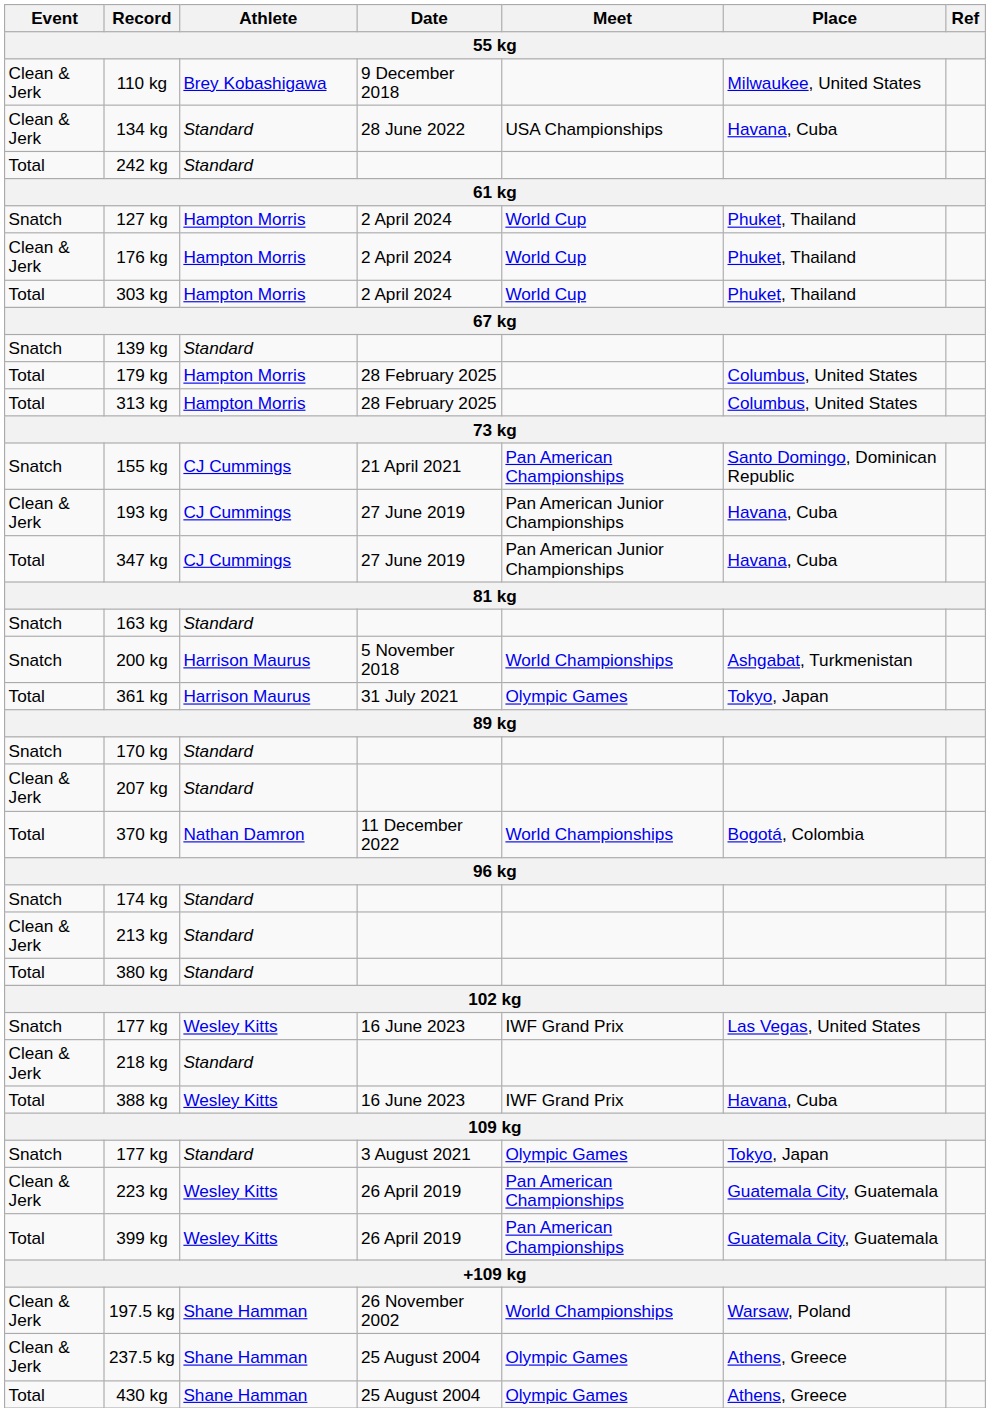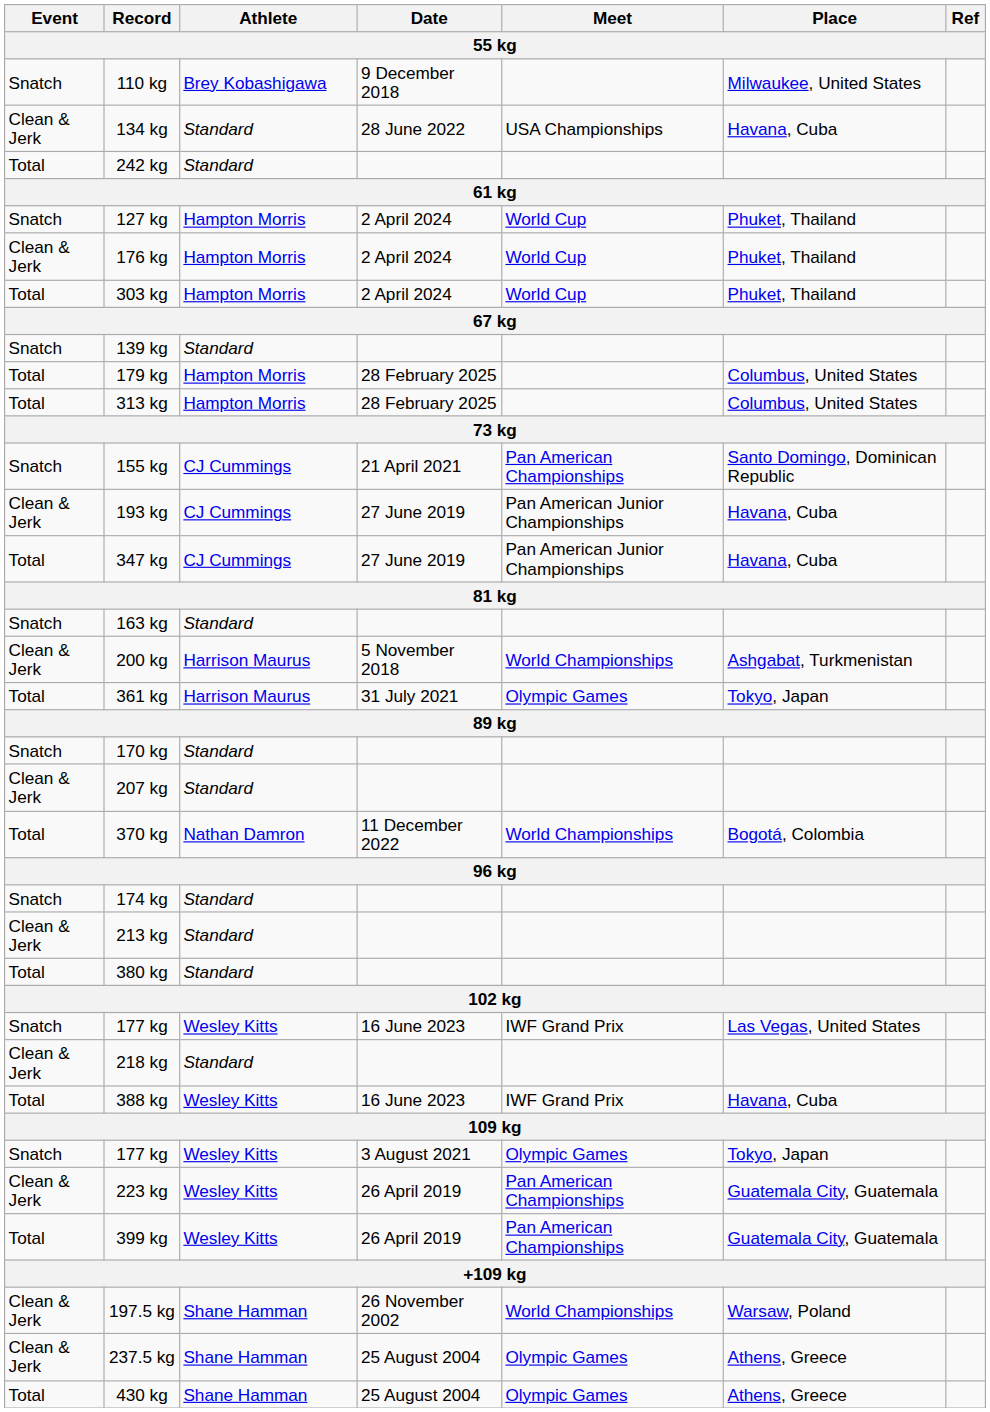(39, 82) Clean & Jerk -> (35, 82) Snatch
(35, 660) Snatch -> (39, 660) Clean & Jerk
(218, 1154) Standard -> (230, 1154) Wesley Kitts
